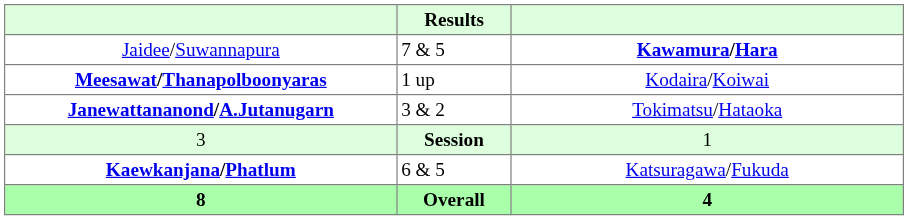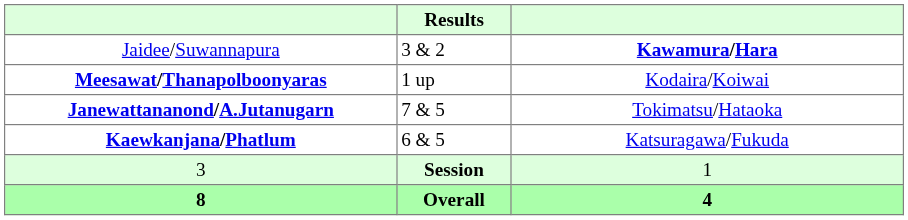(423, 49) 7 & 5 -> (423, 49) 3 & 2
(423, 109) 3 & 2 -> (423, 109) 7 & 5
rows swapped: (201, 169) <-> (201, 139)
